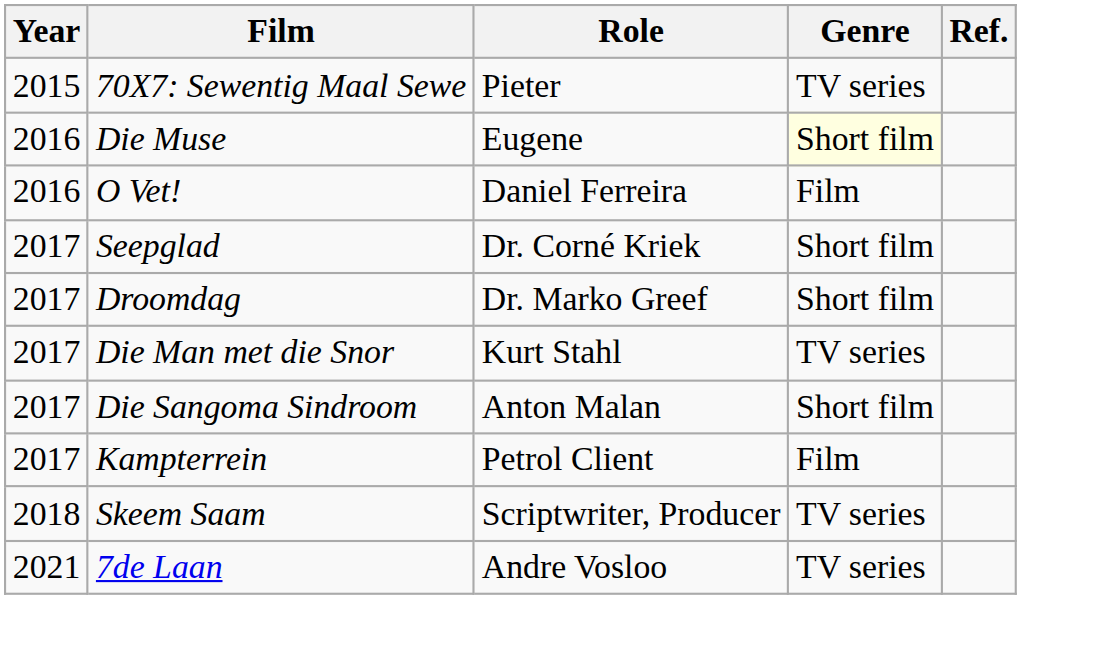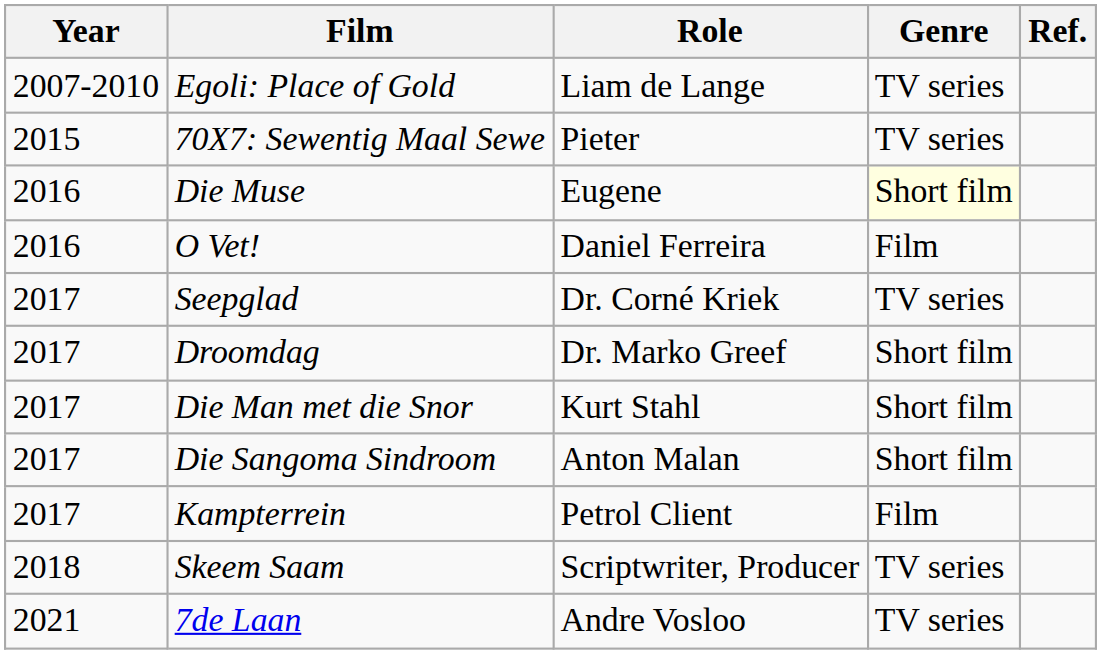+ row: (315, 84)
(865, 245) Short film -> (940, 298) TV series
(861, 352) TV series -> (944, 406) Short film
